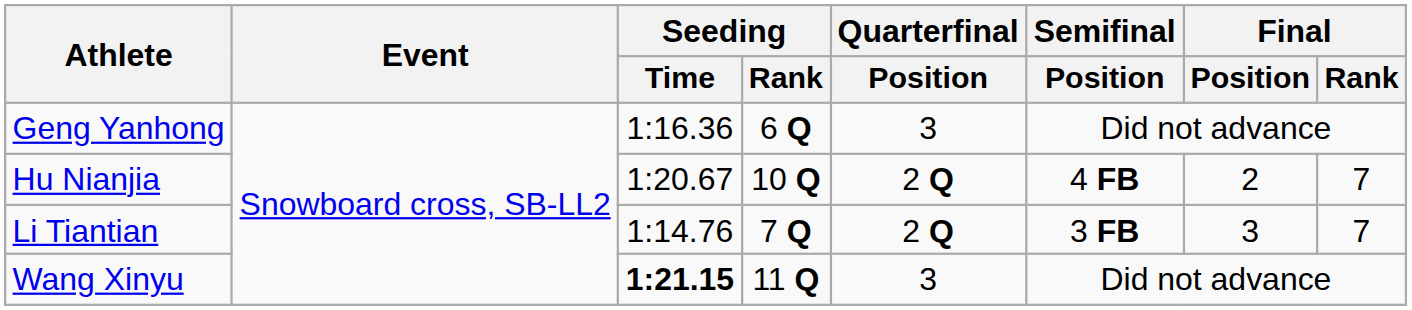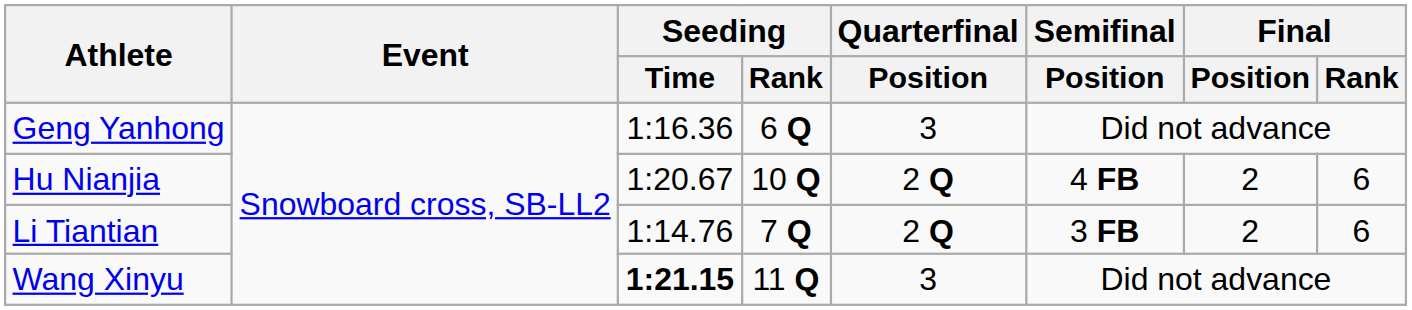(1361, 179) 7 -> (1361, 179) 6
(1250, 230) 3 -> (1250, 230) 2
(1361, 230) 7 -> (1361, 230) 6
